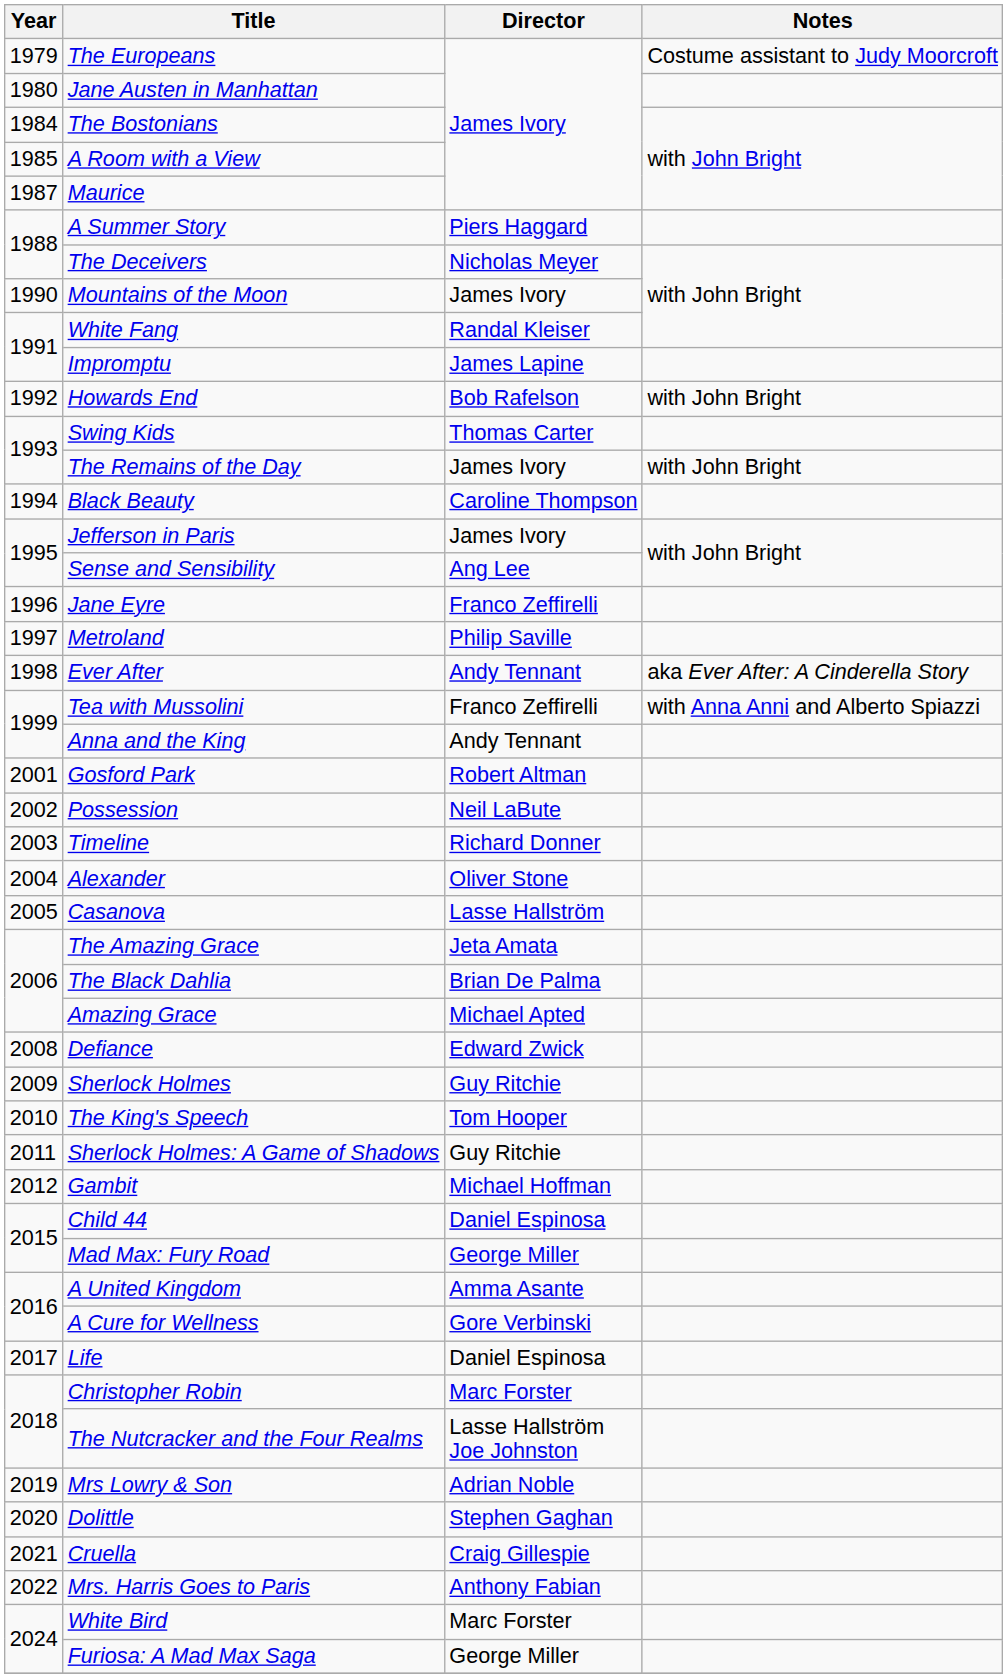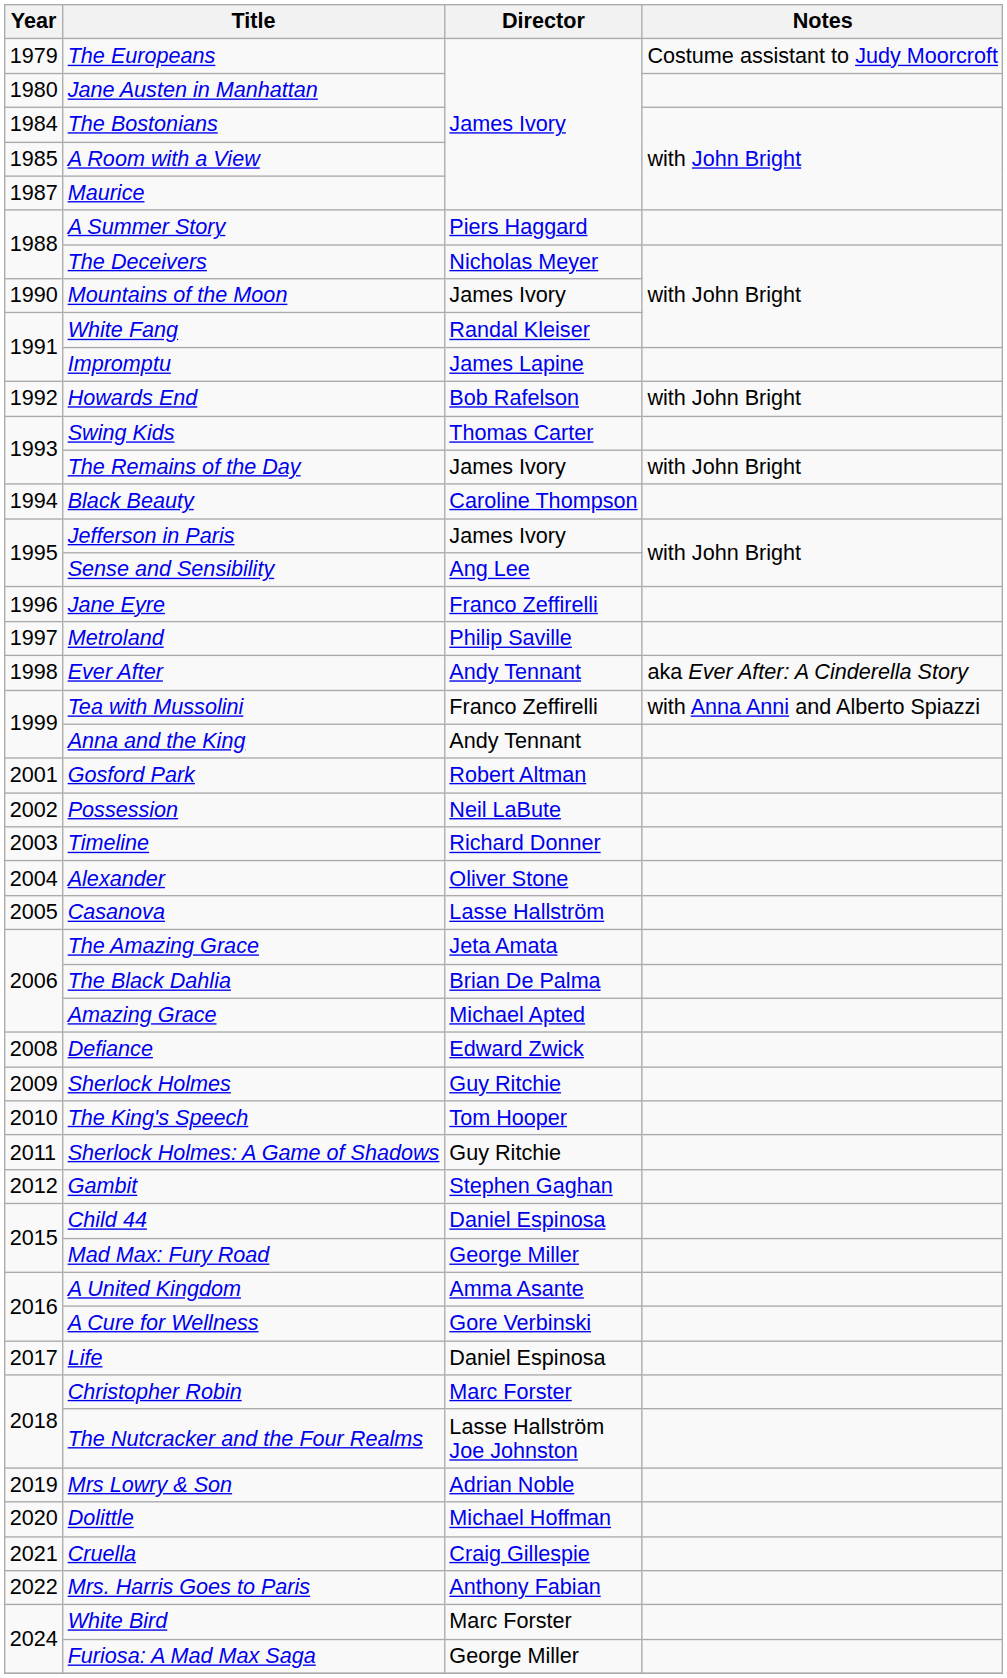(530, 1186) Michael Hoffman -> (531, 1186) Stephen Gaghan
(531, 1518) Stephen Gaghan -> (530, 1518) Michael Hoffman
